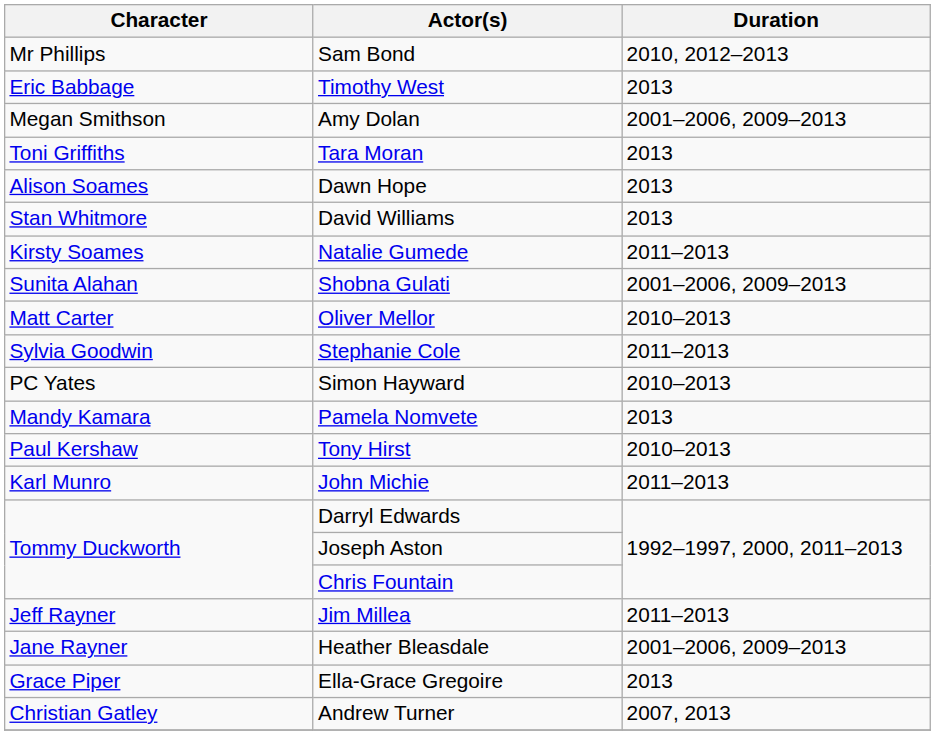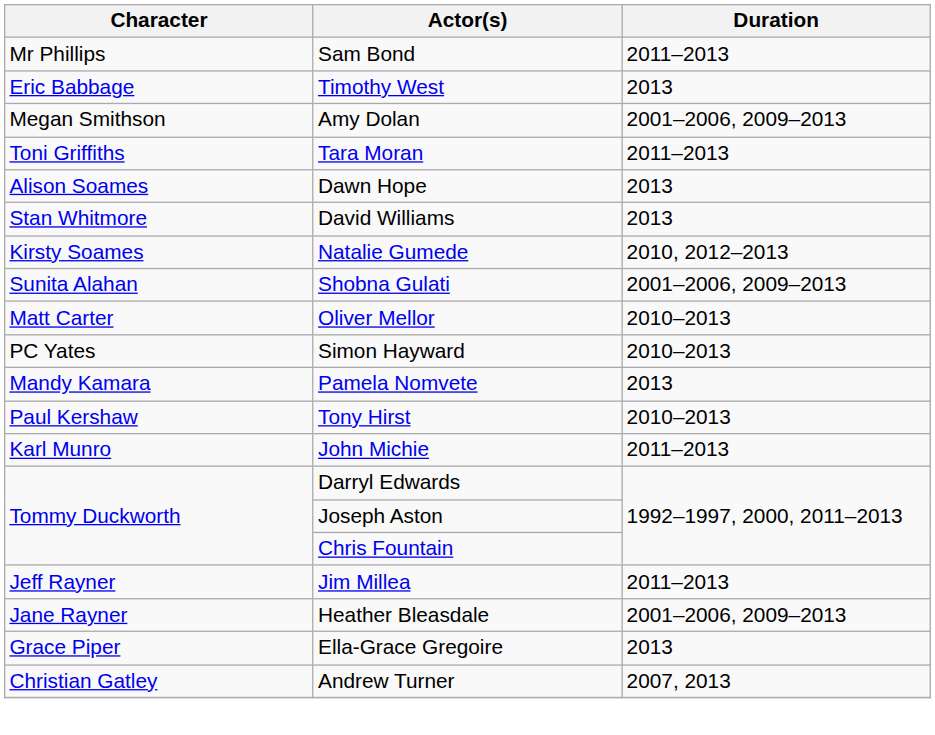(708, 53) 2010, 2012–2013 -> (678, 53) 2011–2013
(650, 152) 2013 -> (678, 152) 2011–2013
(678, 251) 2011–2013 -> (708, 251) 2010, 2012–2013
- row: (389, 350)
